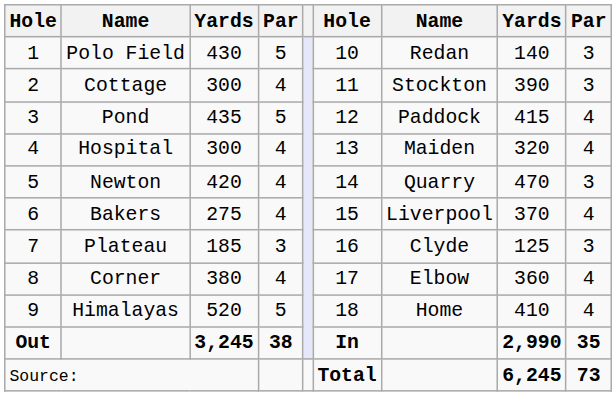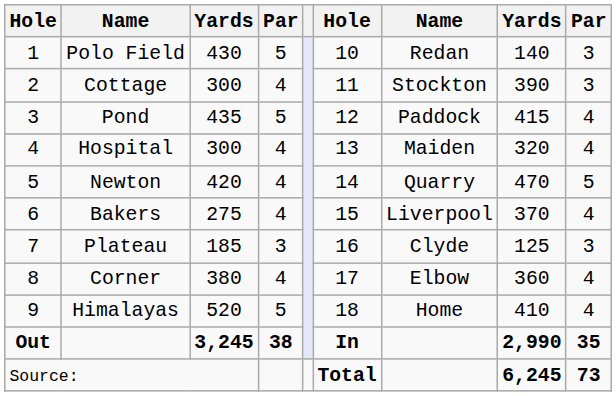(589, 182) 3 -> (589, 182) 5
